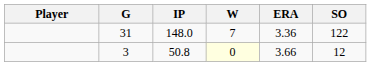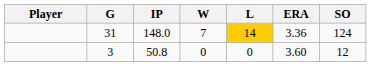+ column: (250, 14)
(339, 33) 122 -> (343, 33) 124
(233, 52) lightyellow background -> (203, 52) no background
(286, 52) 3.66 -> (296, 52) 3.60
